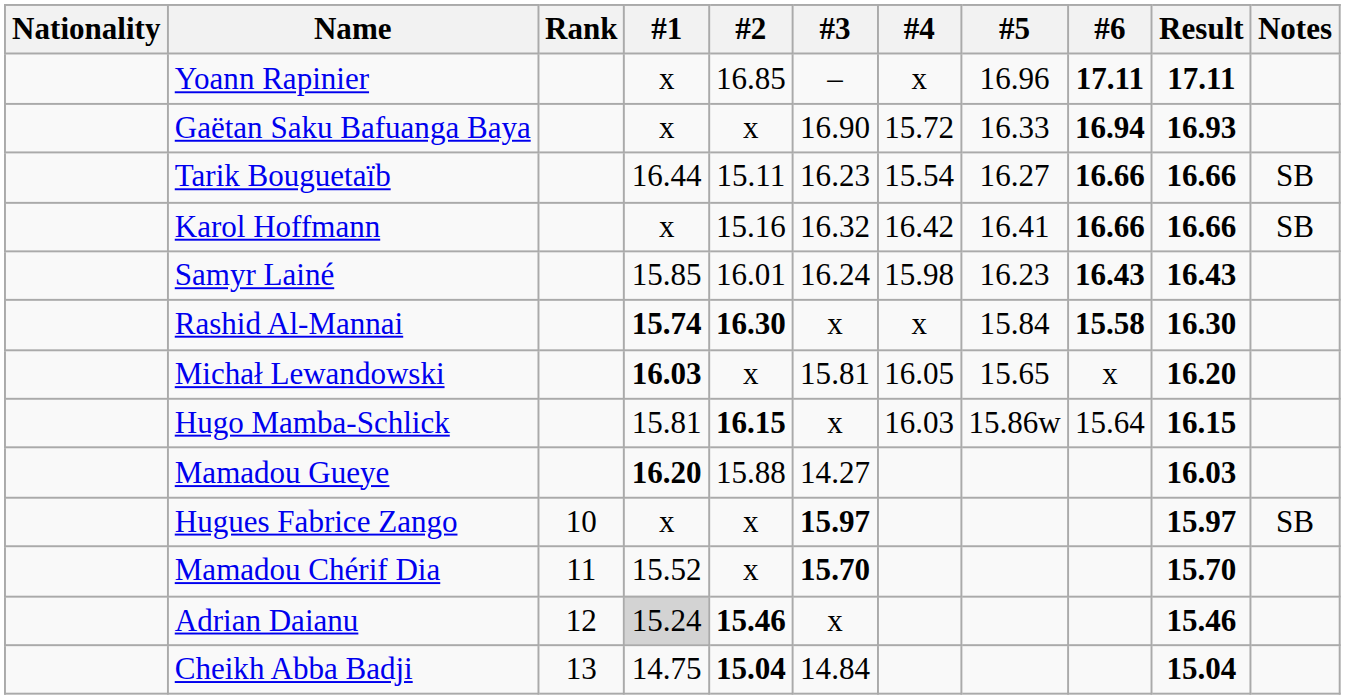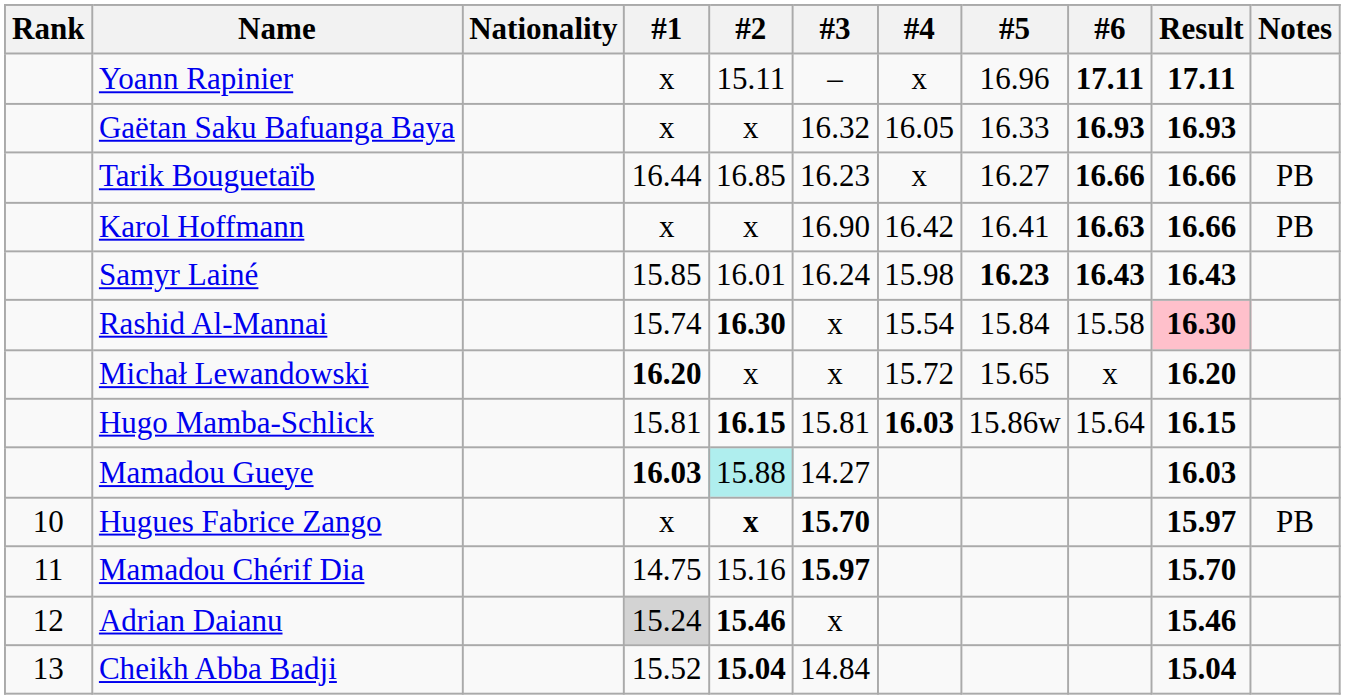columns swapped: (581, 29) <-> (86, 29)
(751, 78) 16.85 -> (751, 78) 15.11
(835, 127) 16.90 -> (835, 127) 16.32
(919, 127) 15.72 -> (919, 127) 16.05
(1110, 127) 16.94 -> (1110, 127) 16.93
(751, 176) 15.11 -> (751, 176) 16.85
(919, 176) 15.54 -> (919, 176) x
(1295, 176) SB -> (1295, 176) PB
(751, 226) 15.16 -> (751, 226) x
(835, 226) 16.32 -> (835, 226) 16.90
(1110, 226) 16.66 -> (1110, 226) 16.63
(1295, 226) SB -> (1295, 226) PB
(1015, 275) normal -> (1015, 275) bold
(667, 324) bold -> (667, 324) normal
(919, 324) x -> (919, 324) 15.54
(1110, 324) bold -> (1110, 324) normal
(1201, 324) no background -> (1201, 324) pink background
(667, 373) 16.03 -> (667, 373) 16.20
(835, 373) 15.81 -> (835, 373) x
(919, 373) 16.05 -> (919, 373) 15.72
(835, 422) x -> (835, 422) 15.81
(919, 422) normal -> (919, 422) bold
(667, 472) 16.20 -> (667, 472) 16.03
(751, 472) no background -> (751, 472) paleturquoise background
(751, 521) normal -> (751, 521) bold
(835, 521) 15.97 -> (835, 521) 15.70
(1295, 521) SB -> (1295, 521) PB
(667, 570) 15.52 -> (667, 570) 14.75
(751, 570) x -> (751, 570) 15.16
(835, 570) 15.70 -> (835, 570) 15.97
(667, 669) 14.75 -> (667, 669) 15.52
